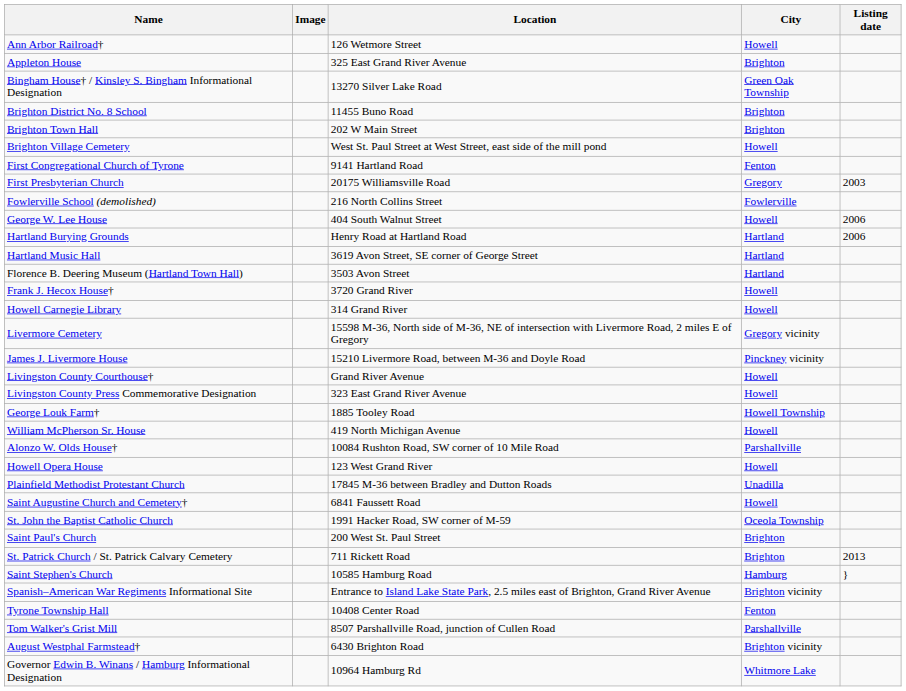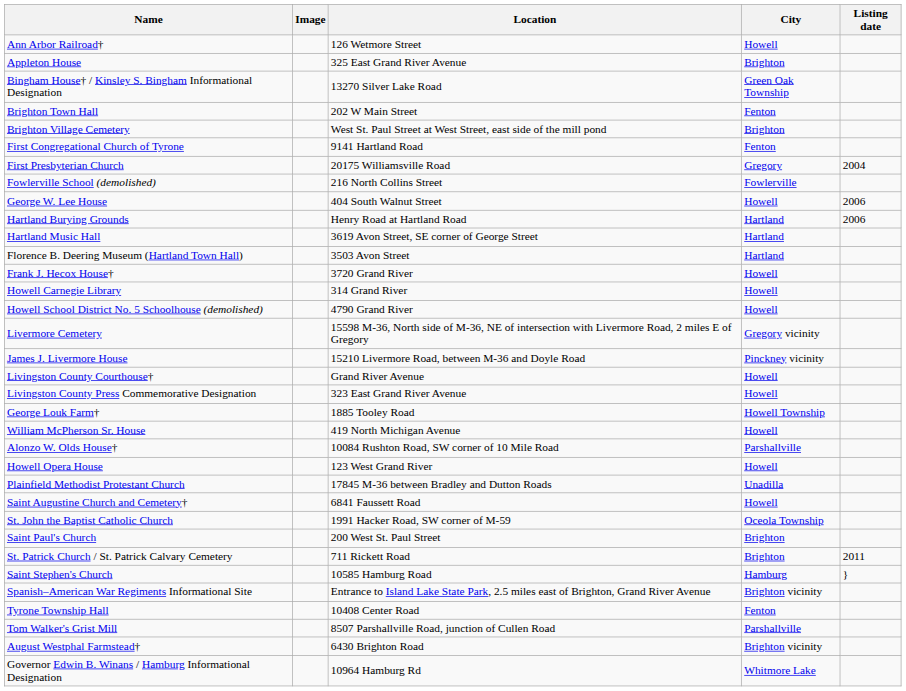- row: (77, 111)
(764, 129) Brighton -> (760, 111) Fenton
(761, 147) Howell -> (764, 129) Brighton
(854, 183) 2003 -> (854, 165) 2004
+ row: (135, 309)
(854, 556) 2013 -> (854, 556) 2011
